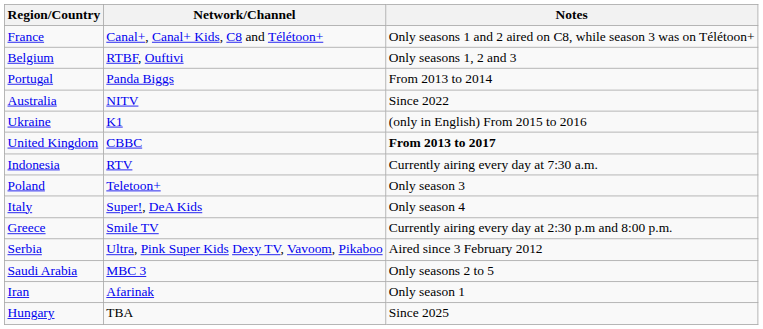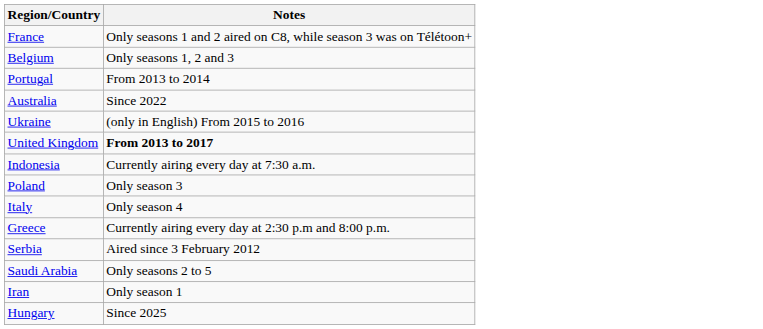- column: (244, 15)
